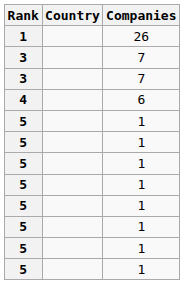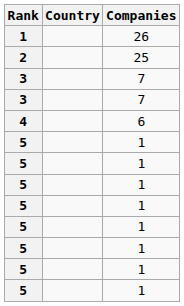+ row: (23, 57)
